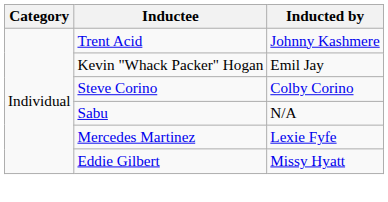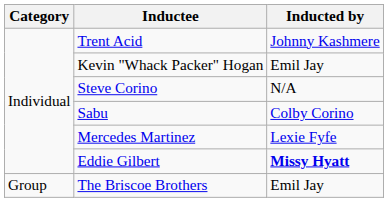(312, 88) Colby Corino -> (283, 88) N/A
(283, 112) N/A -> (312, 112) Colby Corino
(308, 161) normal -> (310, 161) bold
+ row: (142, 185)
